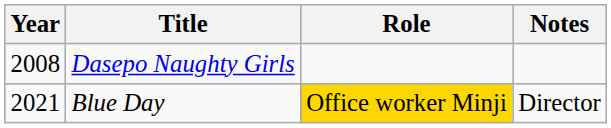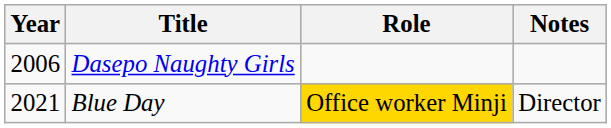(35, 63) 2008 -> (35, 63) 2006
